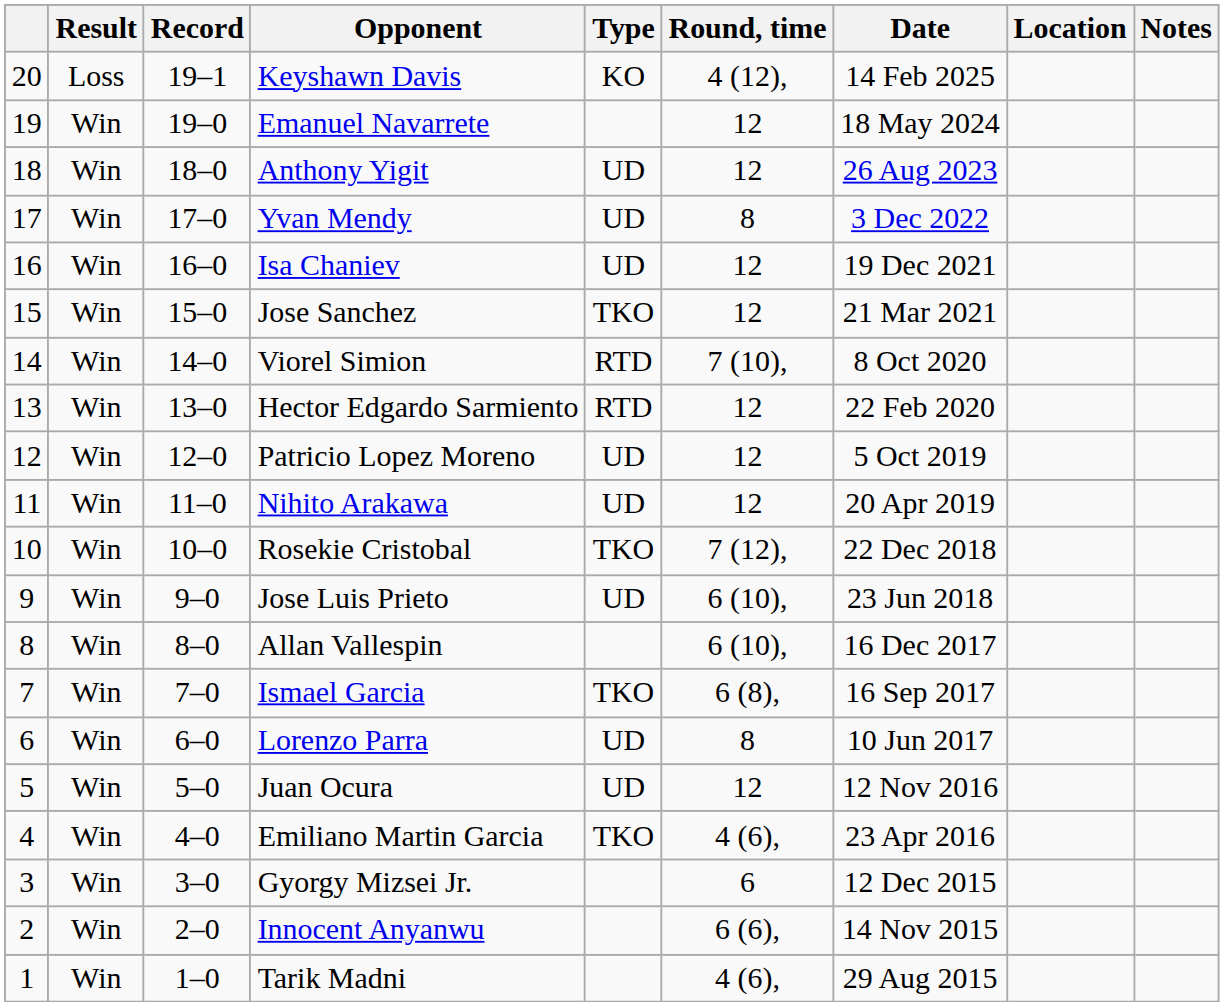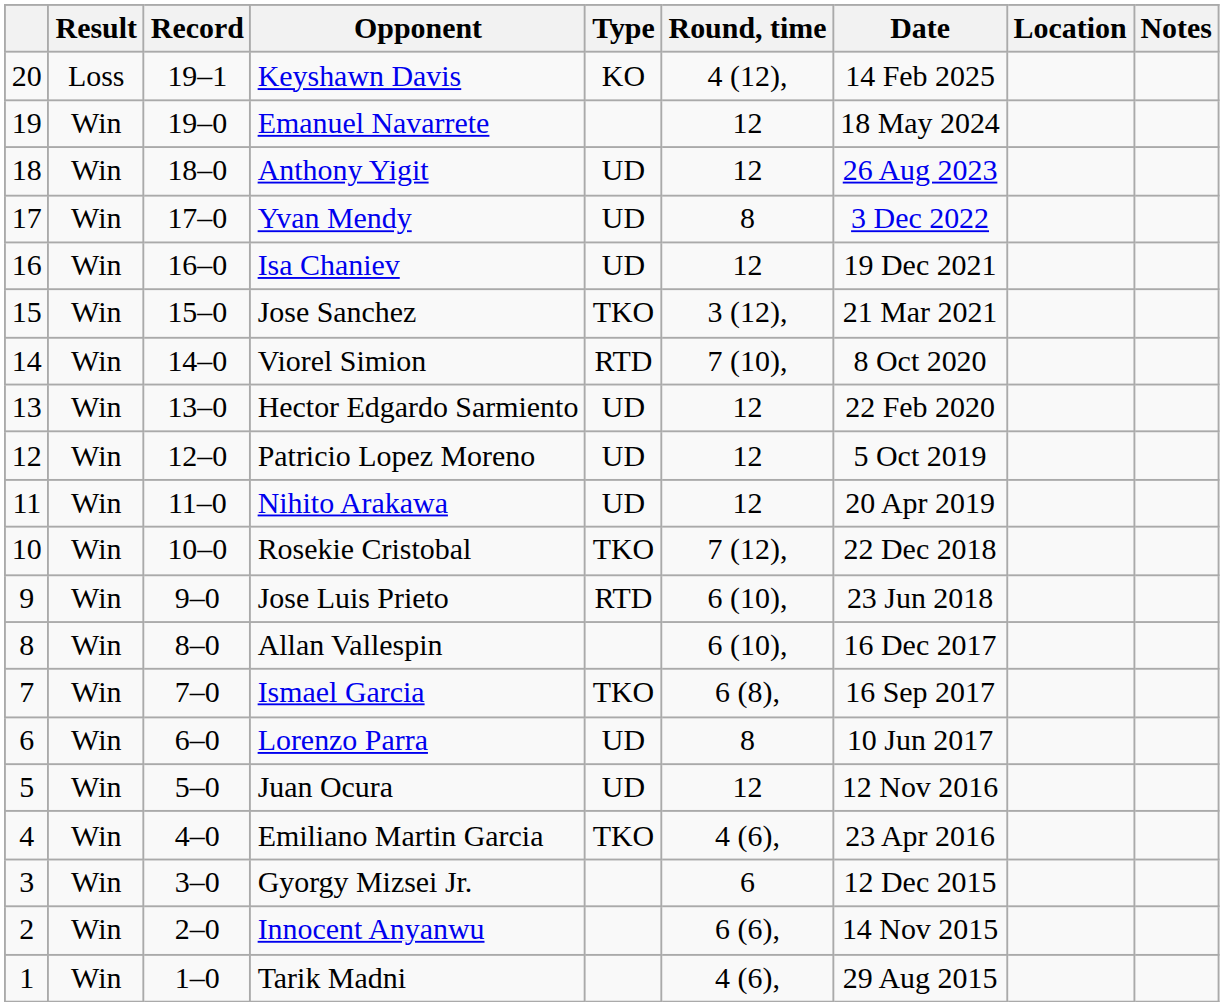(748, 312) 12 -> (748, 312) 3 (12),
(623, 407) RTD -> (623, 407) UD
(623, 597) UD -> (623, 597) RTD
